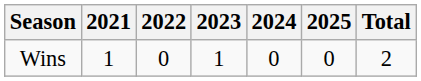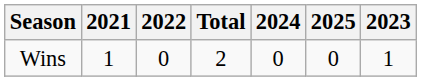columns swapped: (219, 22) <-> (386, 22)
